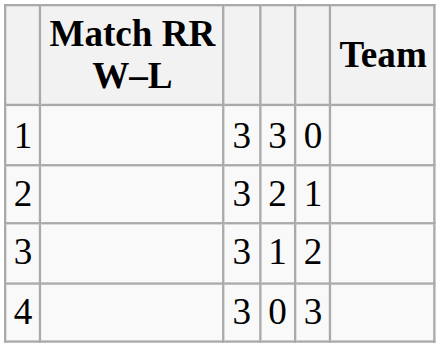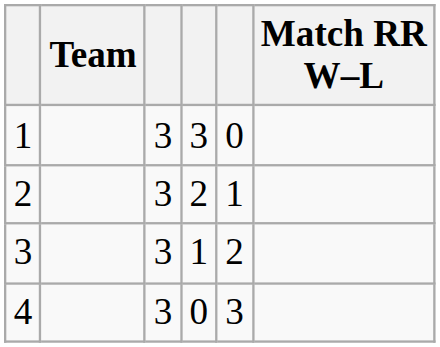columns swapped: (383, 54) <-> (132, 54)
